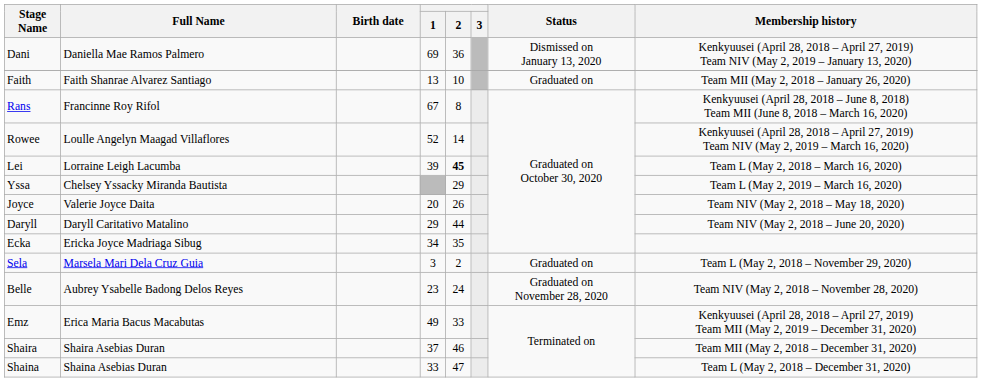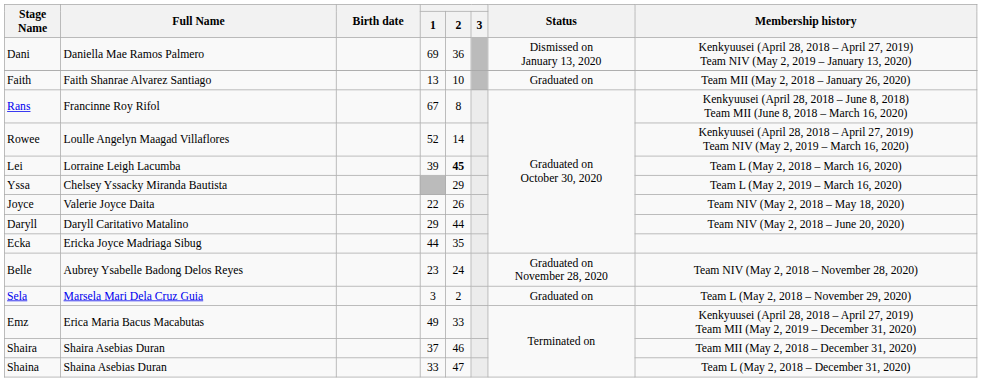(433, 204) 20 -> (433, 204) 22
(433, 243) 34 -> (433, 243) 44
rows swapped: (19, 288) <-> (17, 262)
